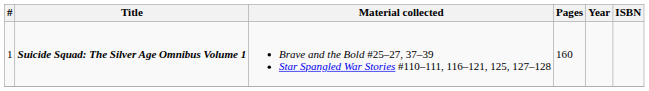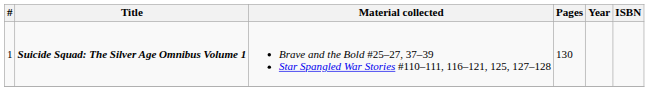(564, 54) 160 -> (564, 54) 130
